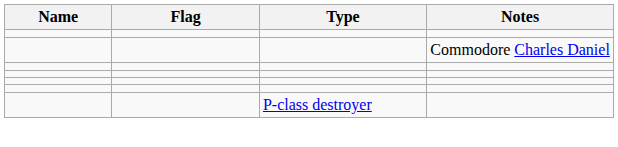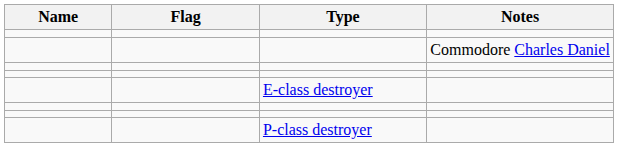+ row: (318, 90)
